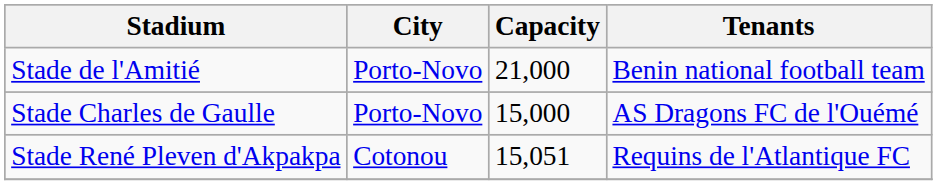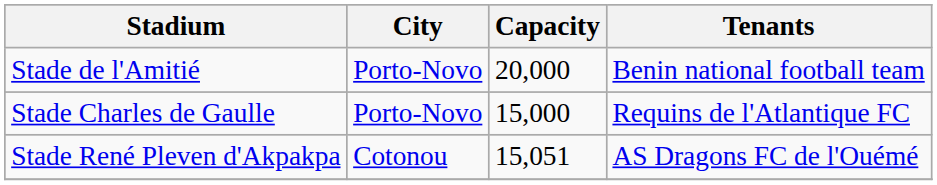(533, 69) 21,000 -> (533, 69) 20,000
(765, 112) AS Dragons FC de l'Ouémé -> (761, 112) Requins de l'Atlantique FC
(761, 156) Requins de l'Atlantique FC -> (765, 156) AS Dragons FC de l'Ouémé
